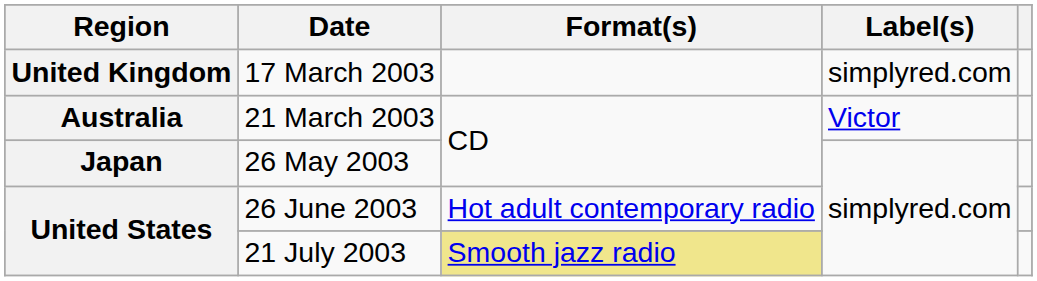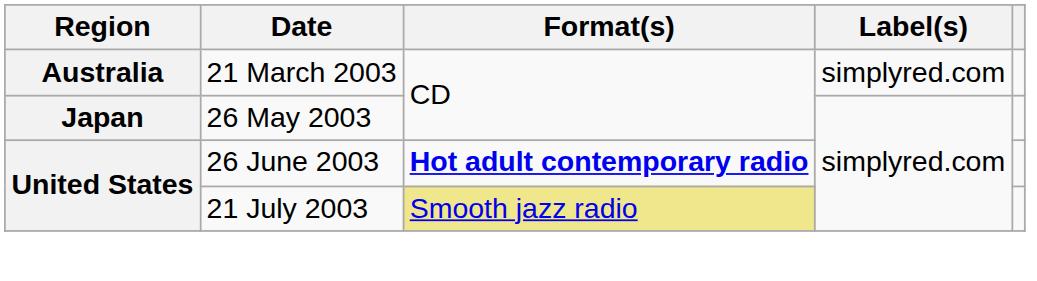- row: (339, 72)
(864, 117) Victor -> (913, 72) simplyred.com
(631, 207) normal -> (609, 162) bold
